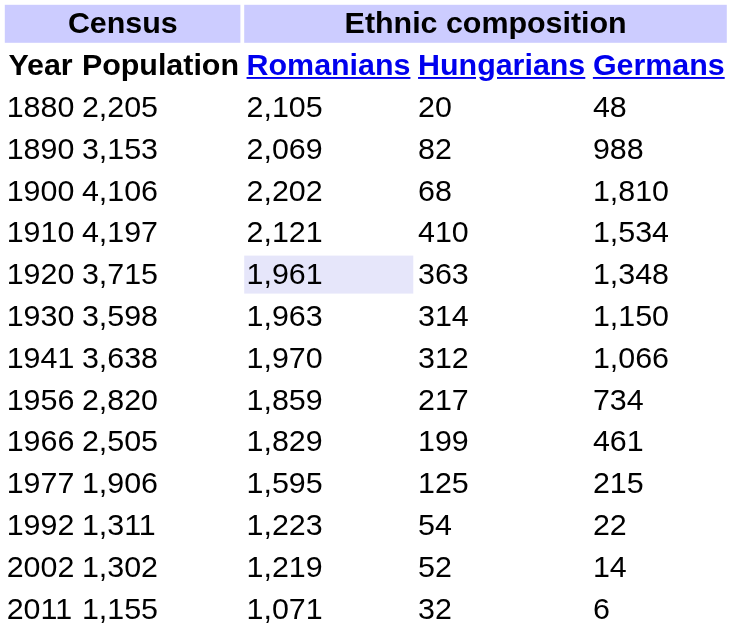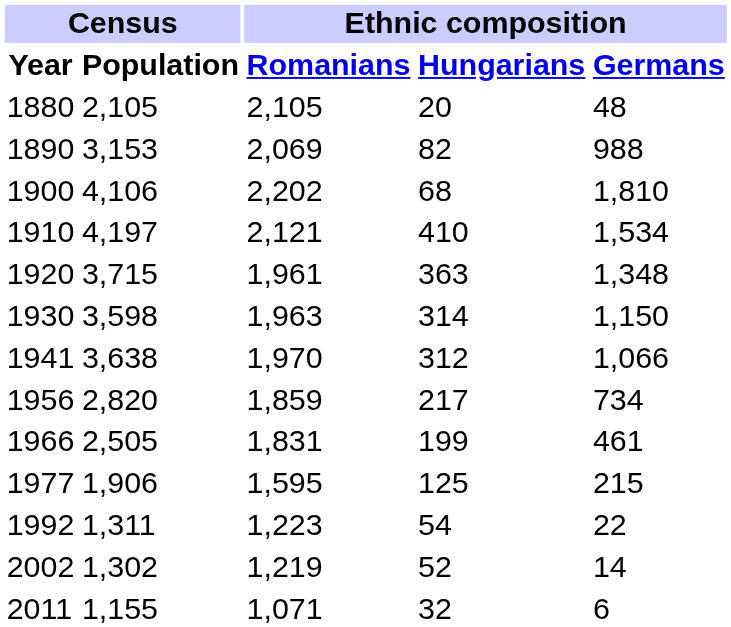(120, 106) 2,205 -> (120, 106) 2,105
(285, 274) lavender background -> (285, 274) no background
(285, 441) 1,829 -> (285, 441) 1,831
